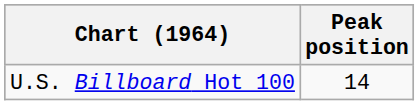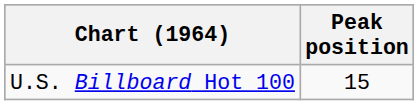(357, 82) 14 -> (357, 82) 15
